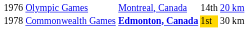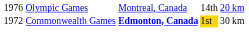(13, 21) 1978 -> (13, 21) 1972
